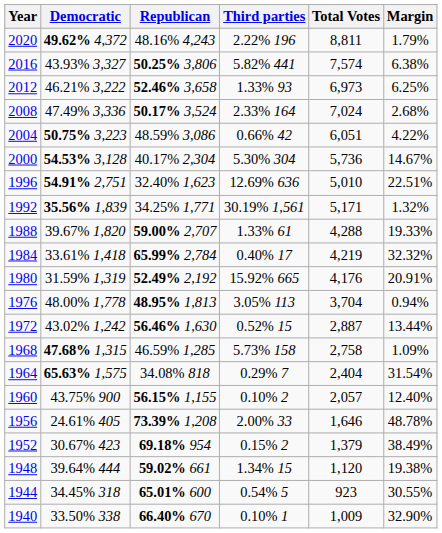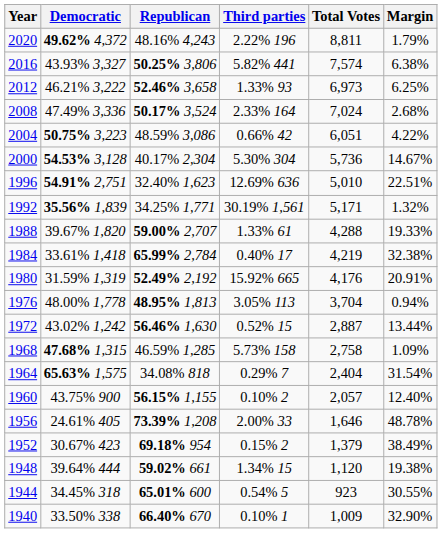(410, 254) 32.32% -> (410, 254) 32.38%
